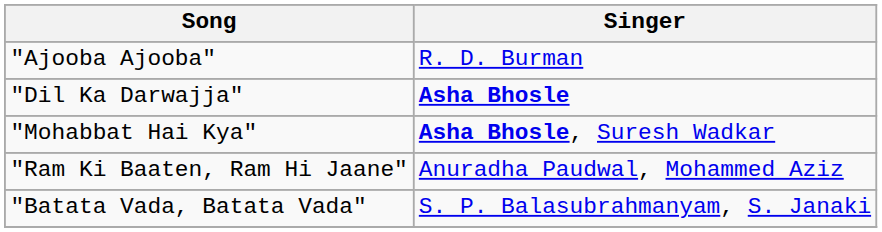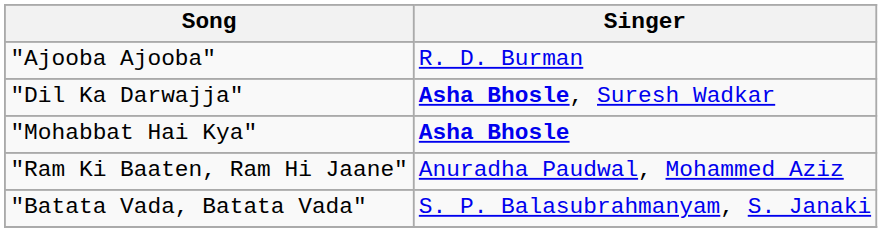(494, 97) Asha Bhosle -> (597, 97) Asha Bhosle, Suresh Wadkar
(597, 134) Asha Bhosle, Suresh Wadkar -> (494, 134) Asha Bhosle
